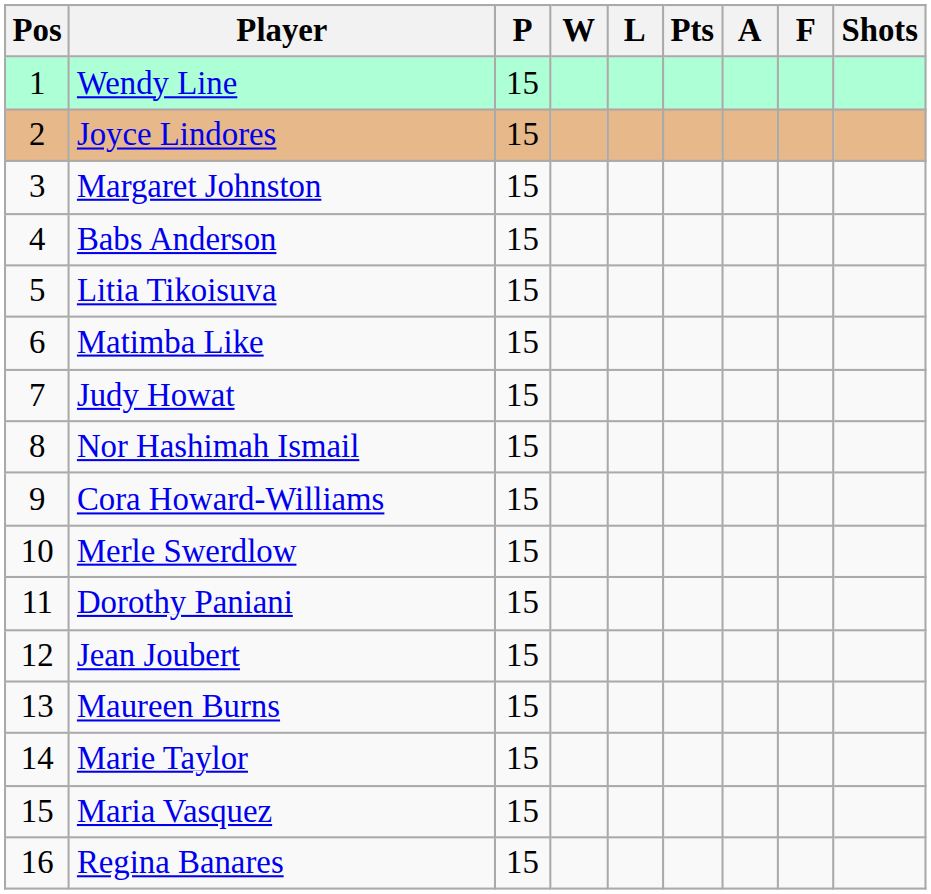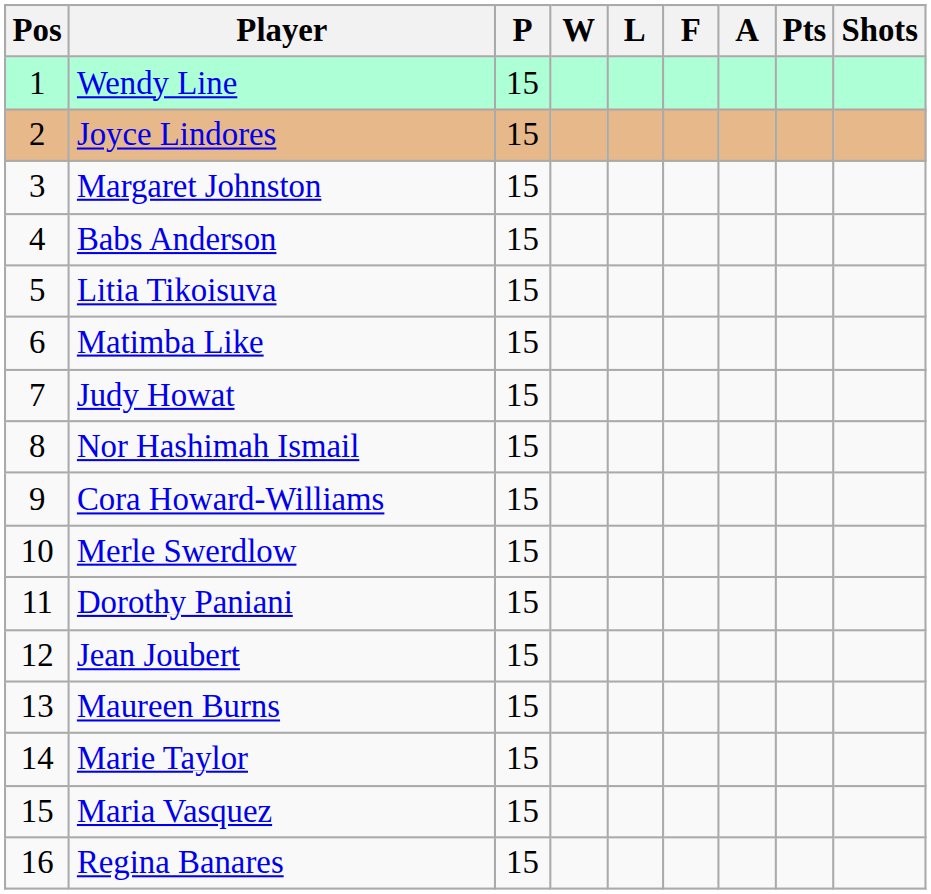columns swapped: (806, 30) <-> (692, 30)
